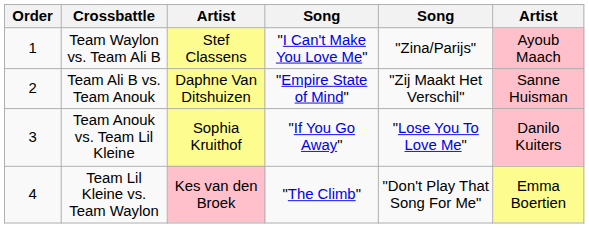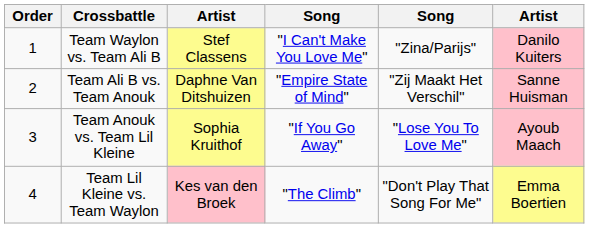(538, 48) Ayoub Maach -> (538, 48) Danilo Kuiters
(538, 137) Danilo Kuiters -> (538, 137) Ayoub Maach
